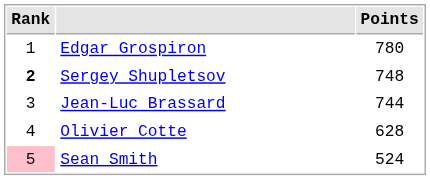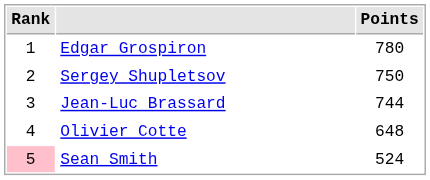(31, 76) bold -> (31, 77) normal
(390, 77) 748 -> (390, 77) 750
(390, 132) 628 -> (390, 132) 648
